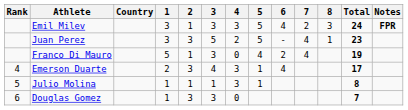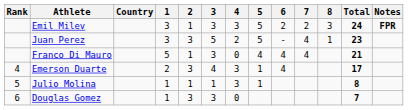(283, 26) 4 -> (283, 26) 2
(283, 55) 2 -> (283, 55) 4
(357, 55) 19 -> (357, 55) 21
